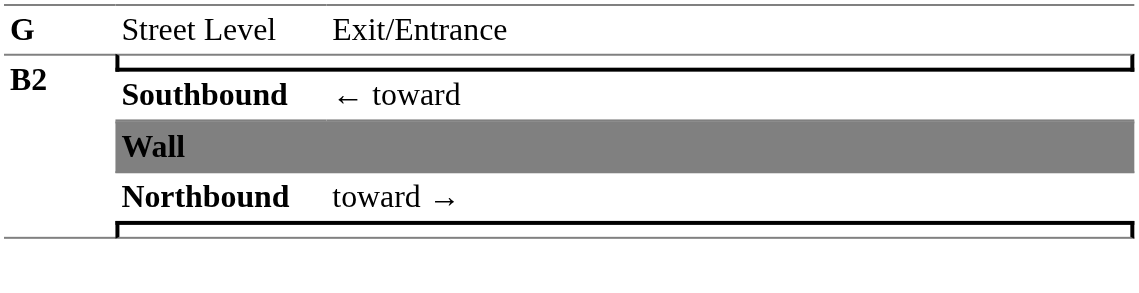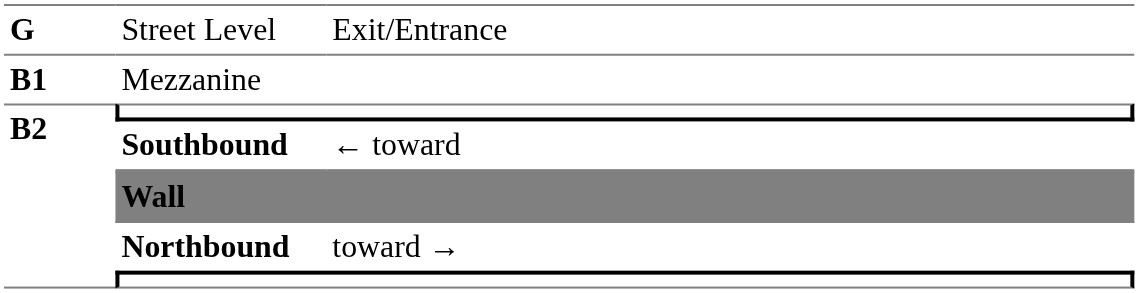+ row: (191, 79)
